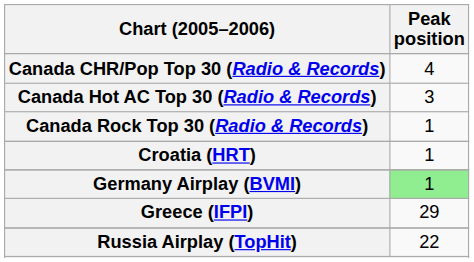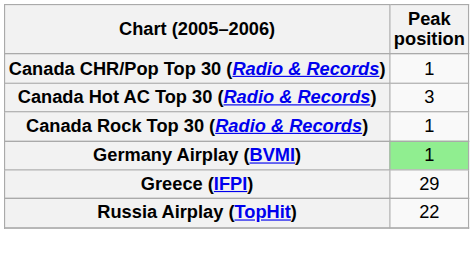(429, 68) 4 -> (429, 68) 1
- row: (197, 155)
